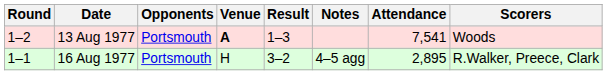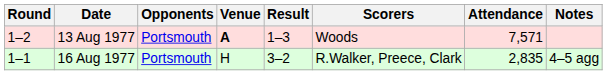columns swapped: (526, 15) <-> (340, 15)
(429, 37) 7,541 -> (526, 37) 7,571
(429, 59) 2,895 -> (526, 59) 2,835
